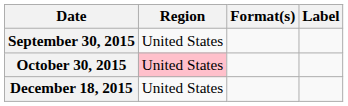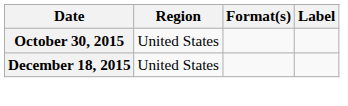- row: (71, 40)
(183, 64) pink background -> (178, 40) no background
